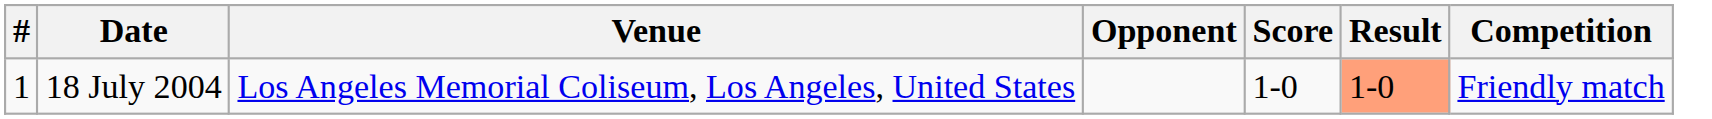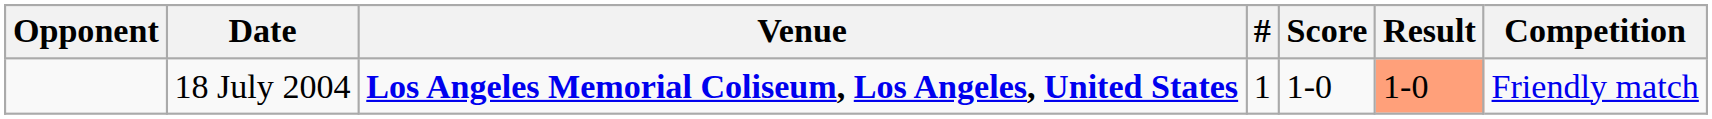columns swapped: (21, 31) <-> (1164, 31)
(656, 85) normal -> (802, 85) bold
